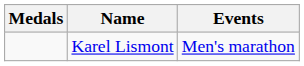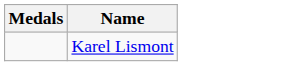- column: (238, 18)
